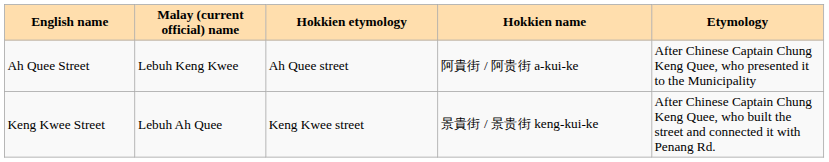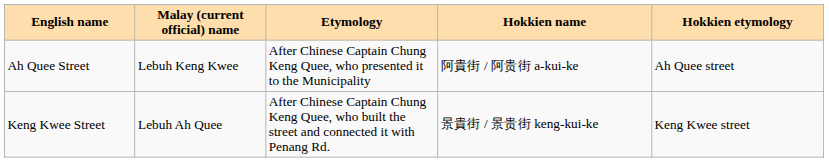columns swapped: (737, 22) <-> (352, 22)
